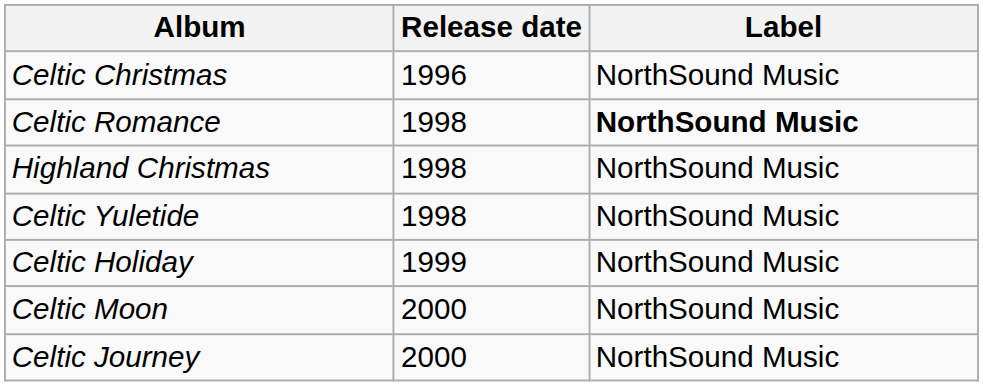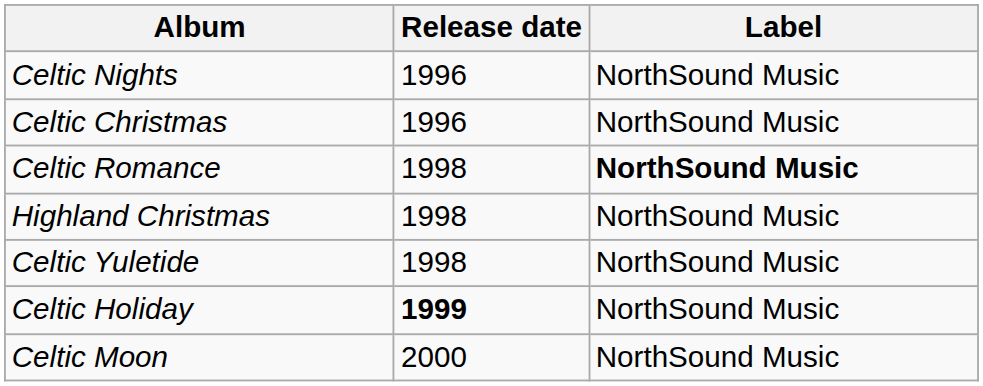+ row: (95, 74)
(434, 262) normal -> (434, 309) bold
- row: (106, 356)
